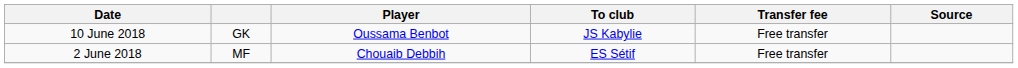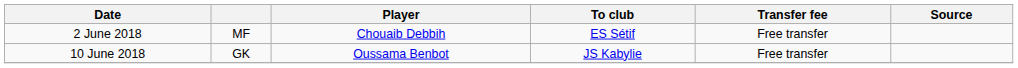rows swapped: (108, 53) <-> (108, 33)
